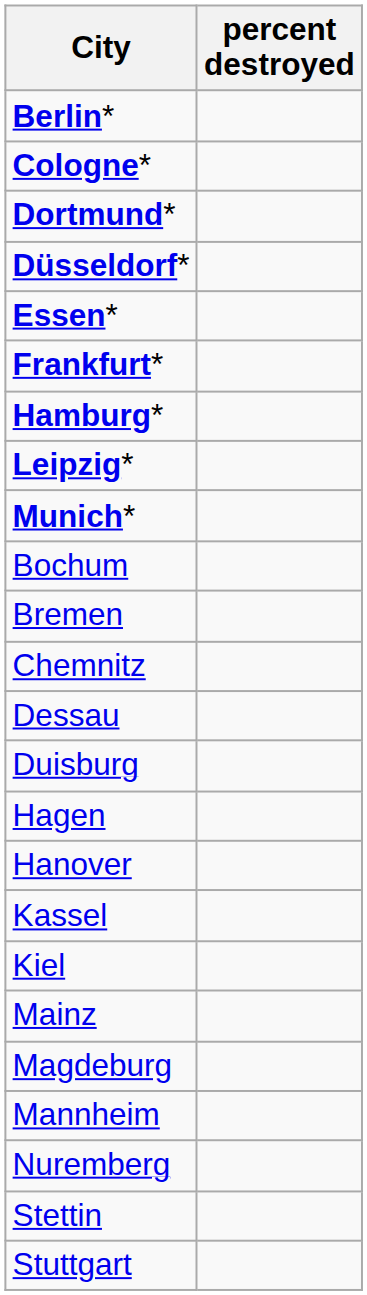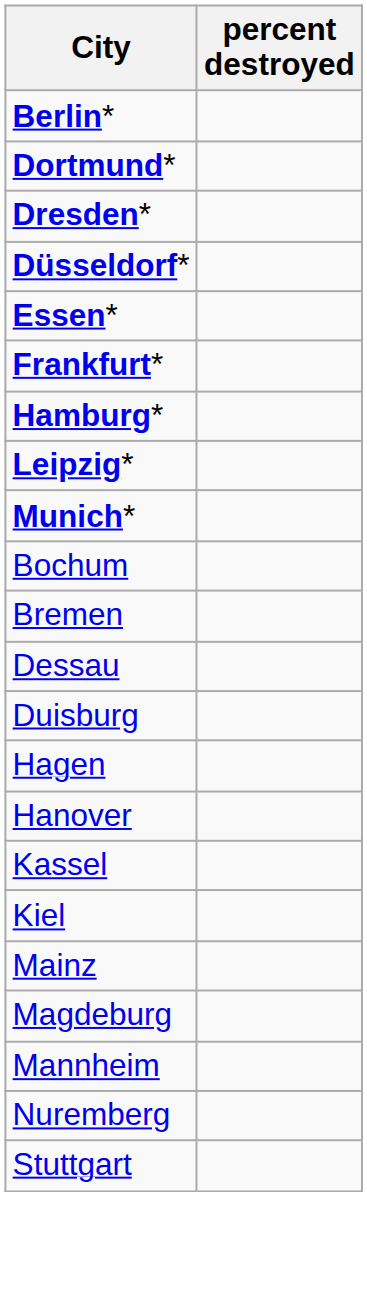- row: (82, 165)
+ row: (82, 215)
- row: (79, 665)
- row: (57, 1215)
